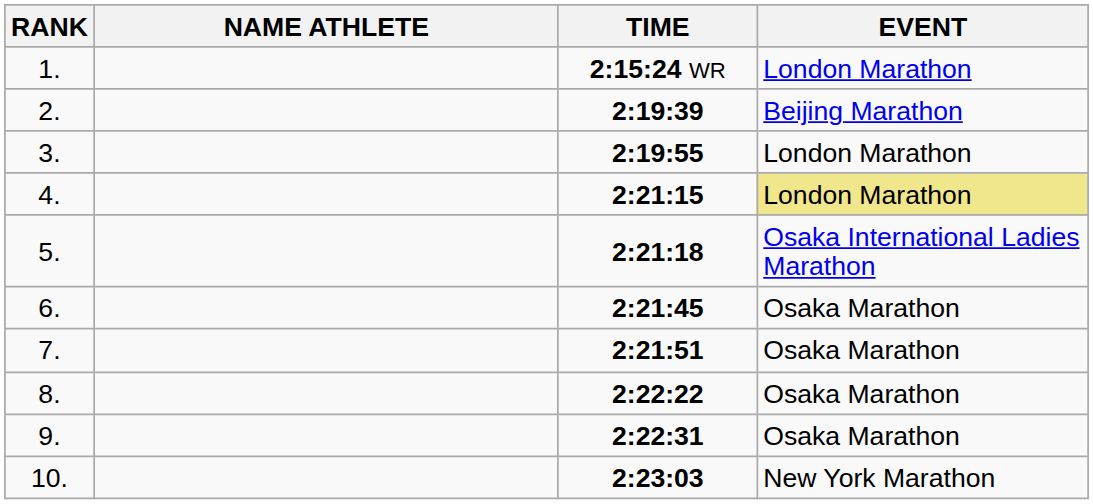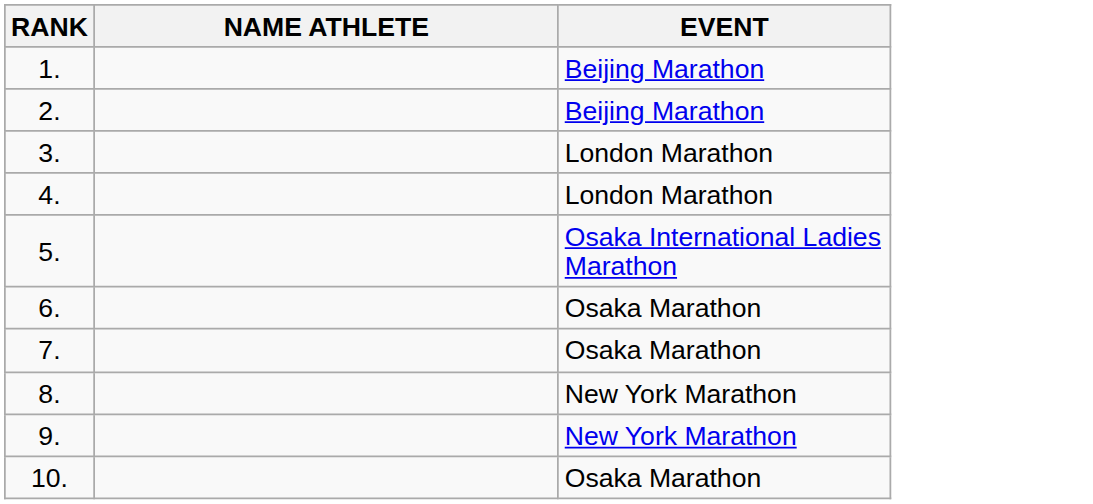- column: (658, 26)
(867, 68) London Marathon -> (664, 68) Beijing Marathon
(867, 195) khaki background -> (669, 195) no background
(862, 393) Osaka Marathon -> (681, 393) New York Marathon
(862, 435) Osaka Marathon -> (681, 435) New York Marathon
(879, 477) New York Marathon -> (663, 477) Osaka Marathon
